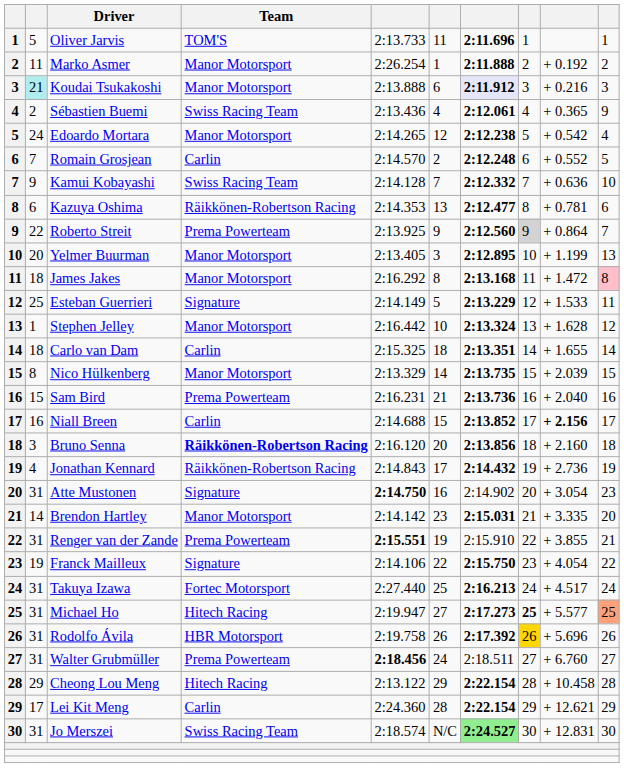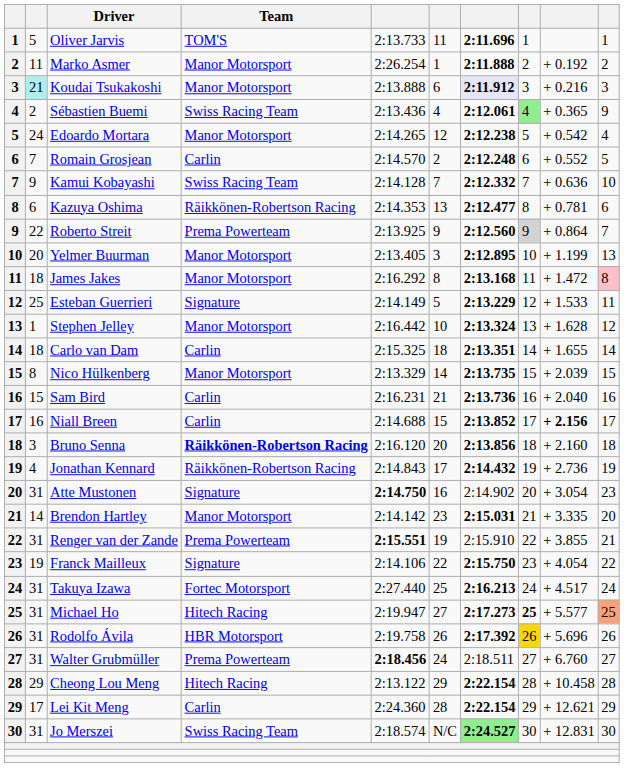(526, 111) no background -> (526, 111) lightgreen background
(237, 397) Prema Powerteam -> (203, 397) Carlin
